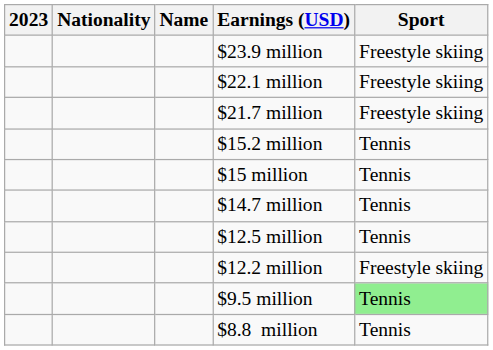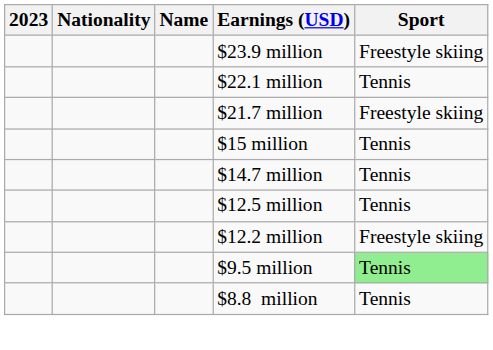(421, 81) Freestyle skiing -> (385, 81) Tennis
- row: (270, 143)
